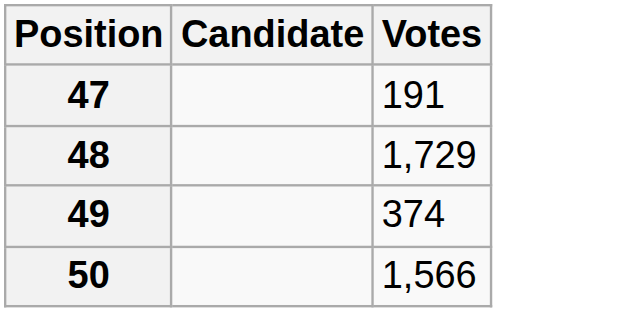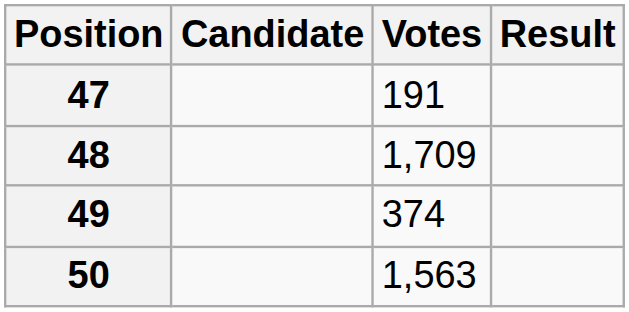+ column: (558, 34)
(429, 154) 1,729 -> (429, 154) 1,709
(429, 275) 1,566 -> (429, 275) 1,563
